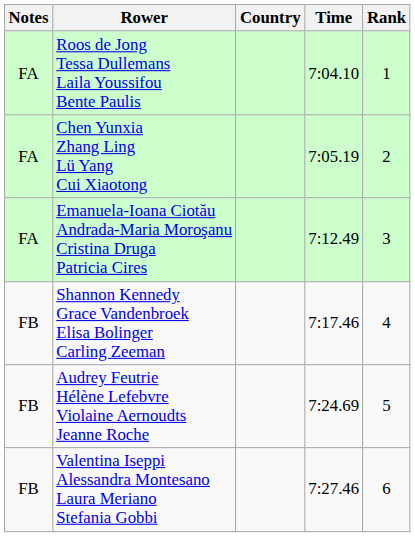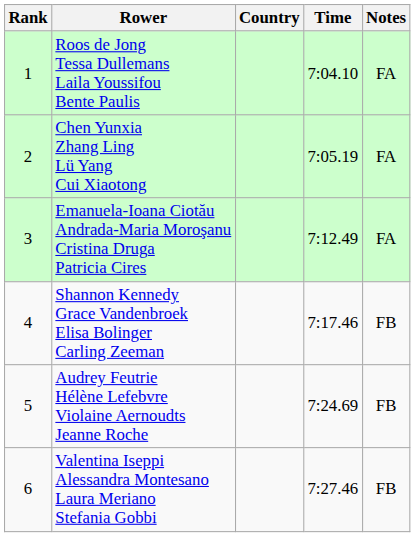columns swapped: (387, 17) <-> (28, 17)
